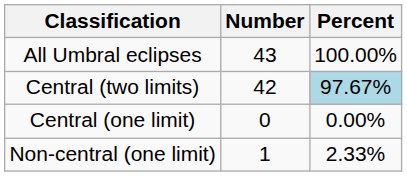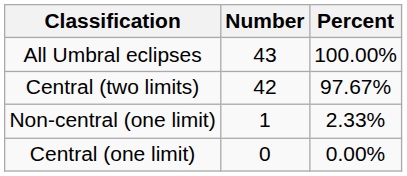(356, 87) lightblue background -> (356, 87) no background
rows swapped: (113, 120) <-> (113, 154)
